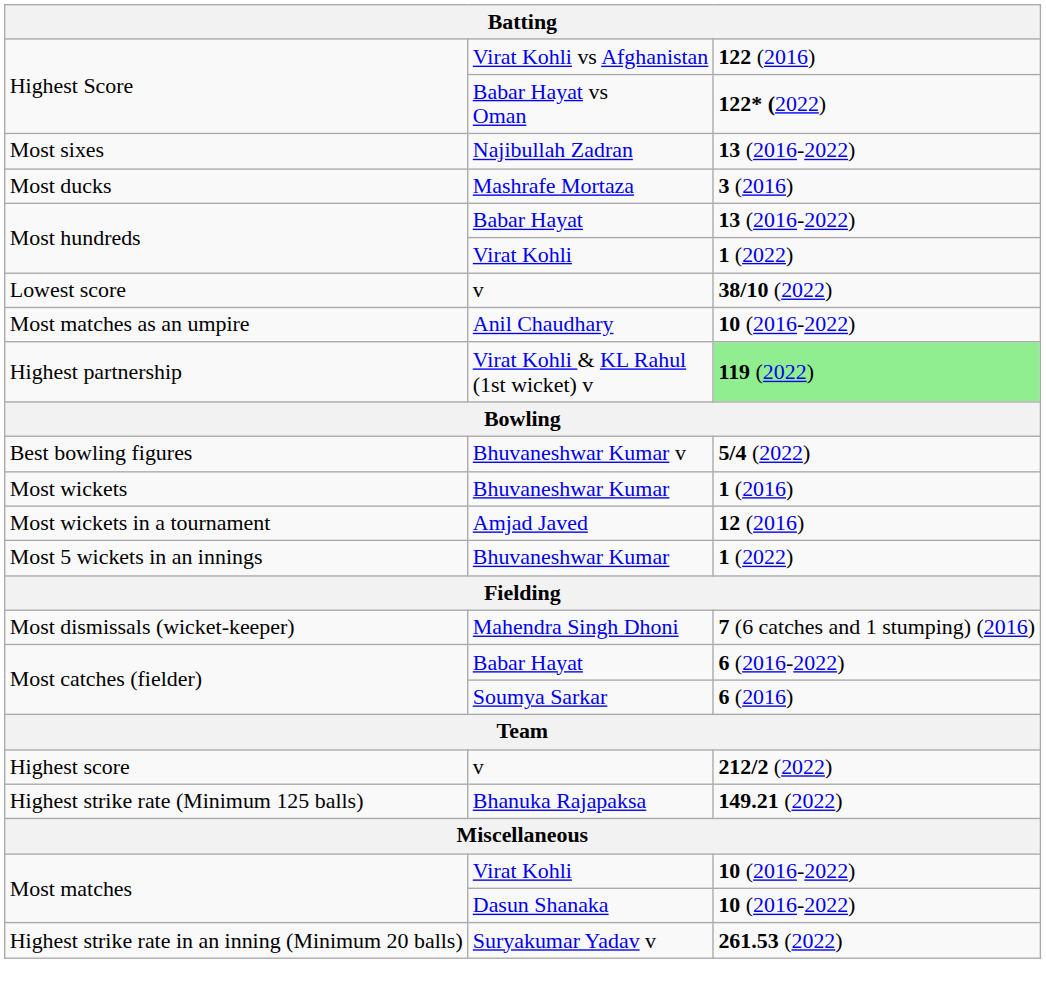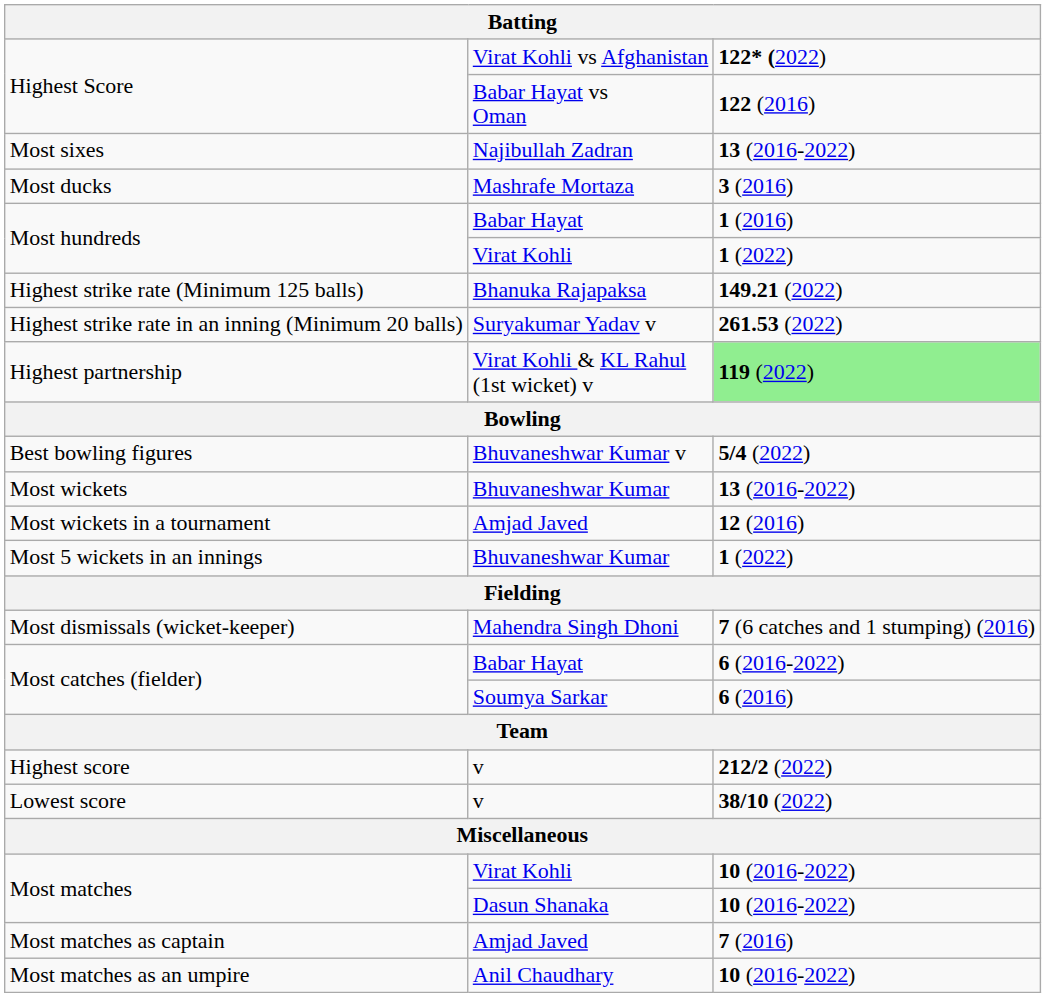(767, 56) 122 (2016) -> (772, 56) 122* (2022)
(772, 103) 122* (2022) -> (767, 103) 122 (2016)
(787, 220) 13 (2016-2022) -> (756, 220) 1 (2016)
rows swapped: (187, 801) <-> (68, 289)
rows swapped: (236, 940) <-> (130, 324)
(756, 488) 1 (2016) -> (787, 488) 13 (2016-2022)
+ row: (117, 940)
